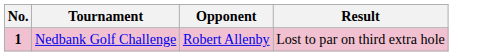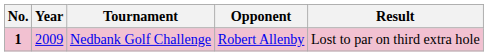+ column: (49, 16)
